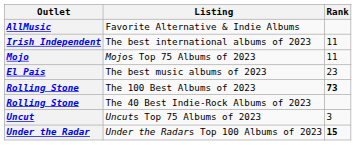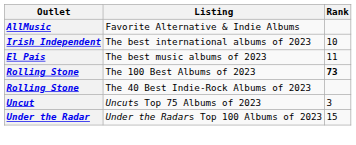(332, 42) 11 -> (332, 42) 10
- row: (180, 57)
(332, 72) 23 -> (332, 57) 11
(332, 132) bold -> (332, 117) normal
